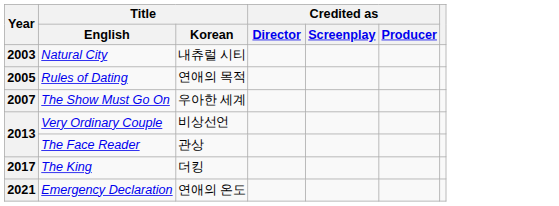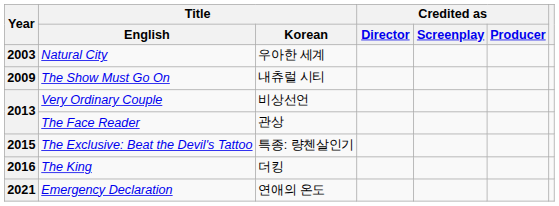(212, 55) 내츄럴 시티 -> (292, 55) 우아한 세계
- row: (84, 78)
(21, 100) 2007 -> (21, 78) 2009
(212, 100) 우아한 세계 -> (292, 77) 내츄럴 시티
+ row: (147, 145)
(21, 167) 2017 -> (21, 167) 2016
